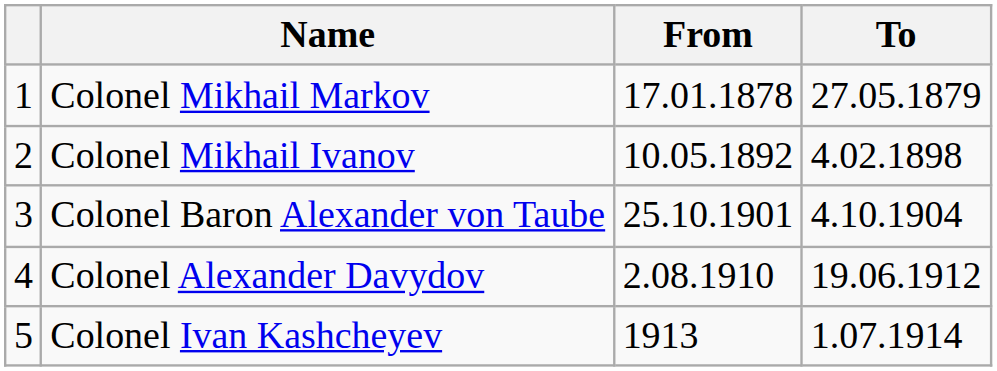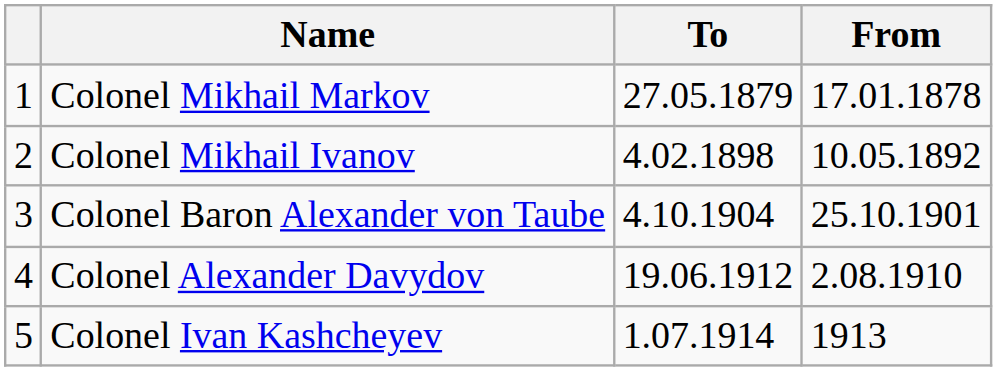columns swapped: (708, 34) <-> (896, 34)
